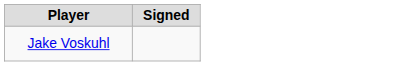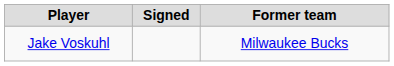+ column: (295, 15)
